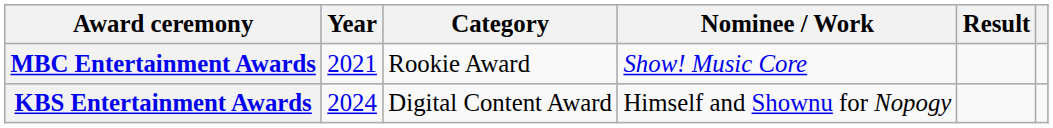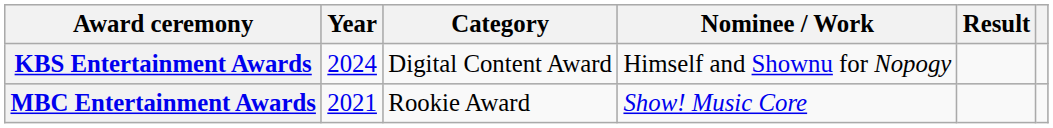rows swapped: (163, 102) <-> (163, 63)
